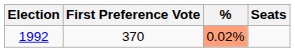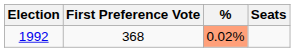(133, 36) 370 -> (133, 36) 368
